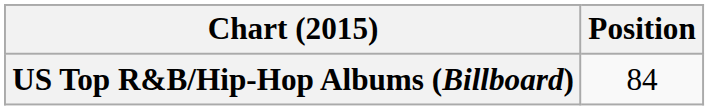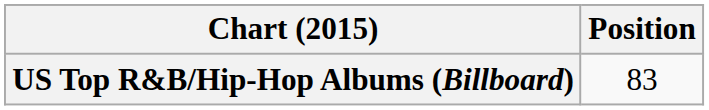(642, 78) 84 -> (642, 78) 83
